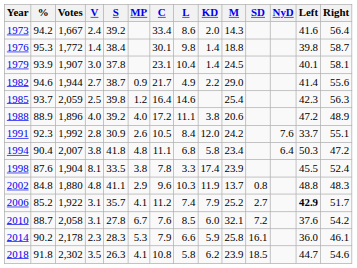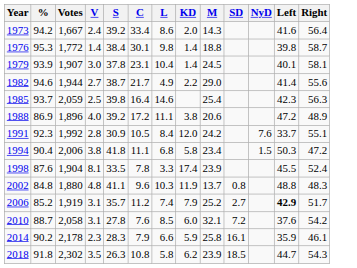- column: (139, 13)
(43, 116) 88.9 -> (43, 116) 86.9
(70, 151) 2,007 -> (70, 151) 2,006
(287, 151) 6.4 -> (265, 151) 1.5
(70, 202) 1,922 -> (70, 202) 1,919
(309, 237) 36.0 -> (287, 237) 35.9
(340, 254) 54.6 -> (318, 254) 54.3
